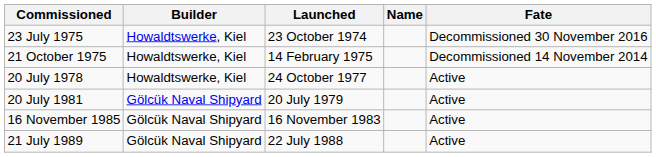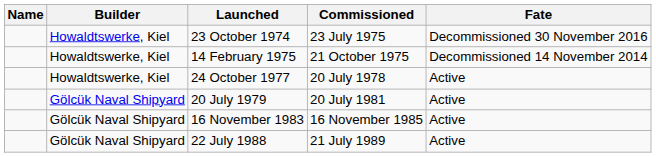columns swapped: (405, 15) <-> (64, 15)
